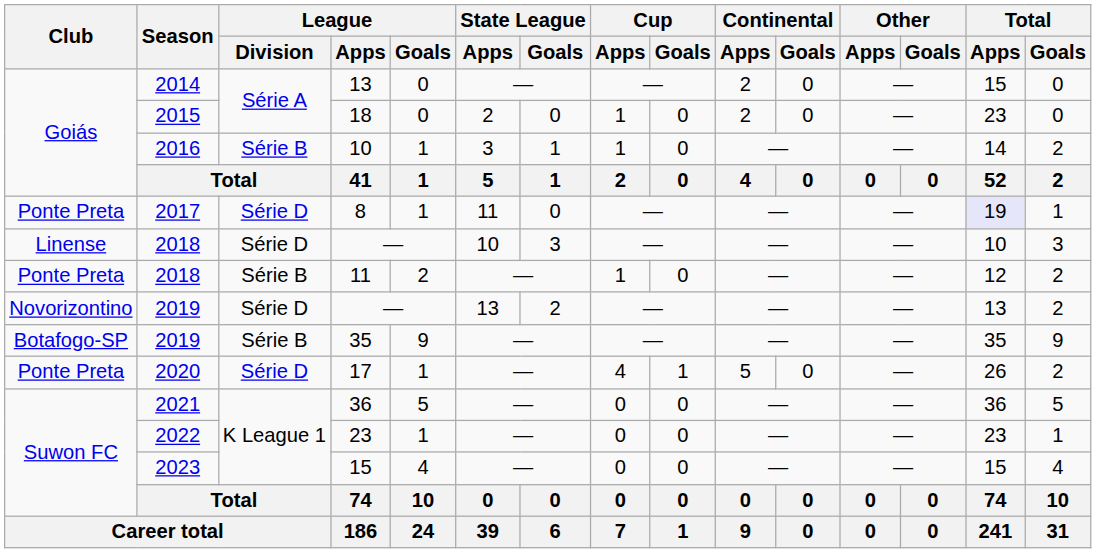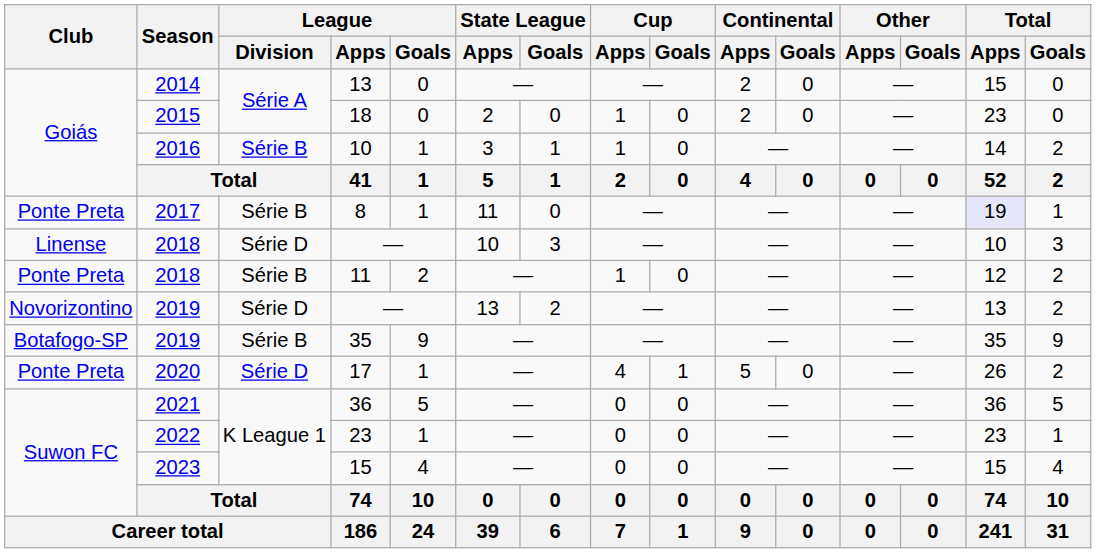(274, 212) Série D -> (274, 212) Série B
